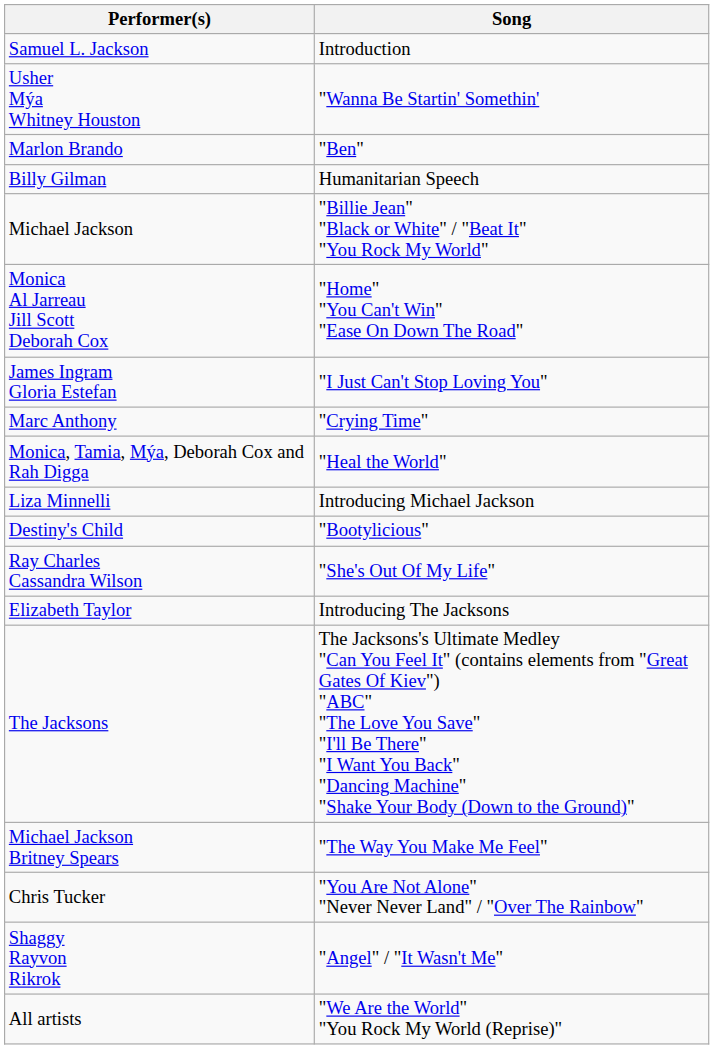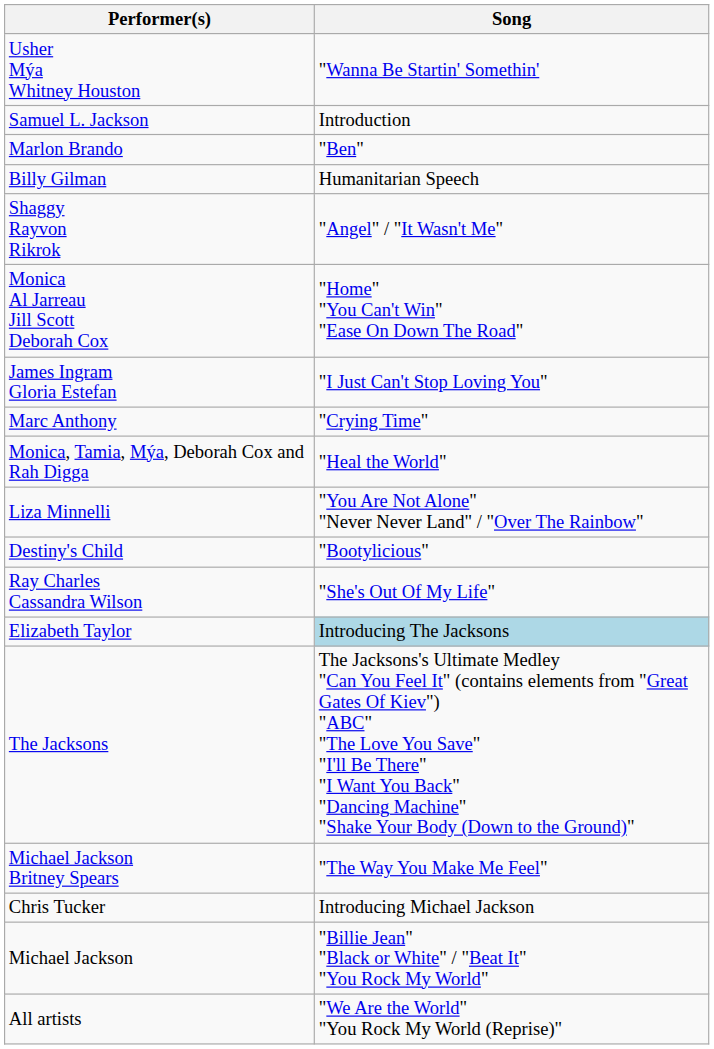rows swapped: (79, 48) <-> (75, 98)
rows swapped: (38, 958) <-> (71, 229)
(426, 501) Introducing Michael Jackson -> (481, 511) "You Are Not Alone" "Never Never Land" / "Over The Rainbow"
(414, 610) no background -> (414, 631) lightblue background
(481, 897) "You Are Not Alone" "Never Never Land" / "Over The Rainbow" -> (426, 907) Introducing Michael Jackson
